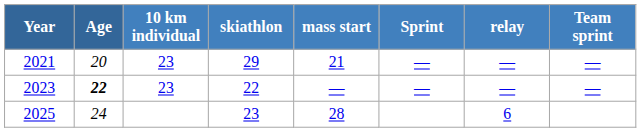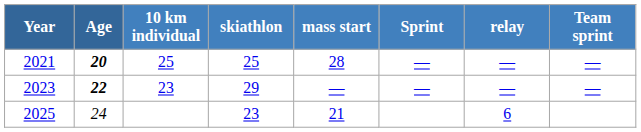(99, 62) normal -> (99, 62) bold
(166, 62) 23 -> (166, 62) 25
(251, 62) 29 -> (251, 62) 25
(337, 62) 21 -> (337, 62) 28
(251, 88) 22 -> (251, 88) 29
(337, 114) 28 -> (337, 114) 21
